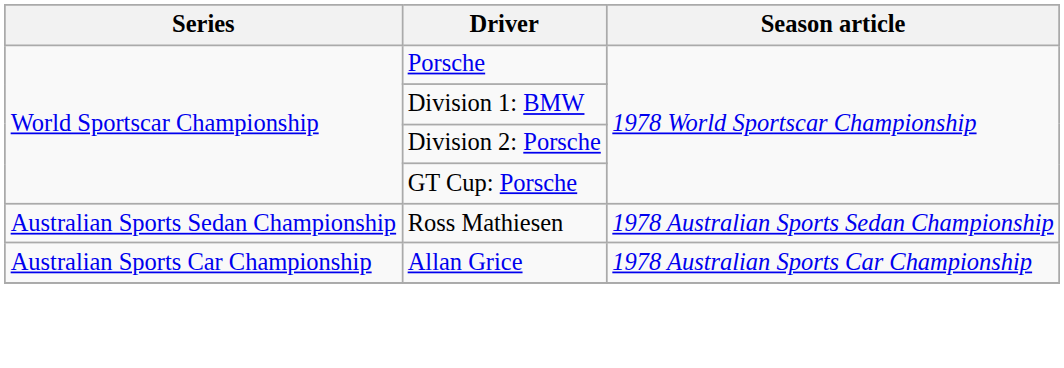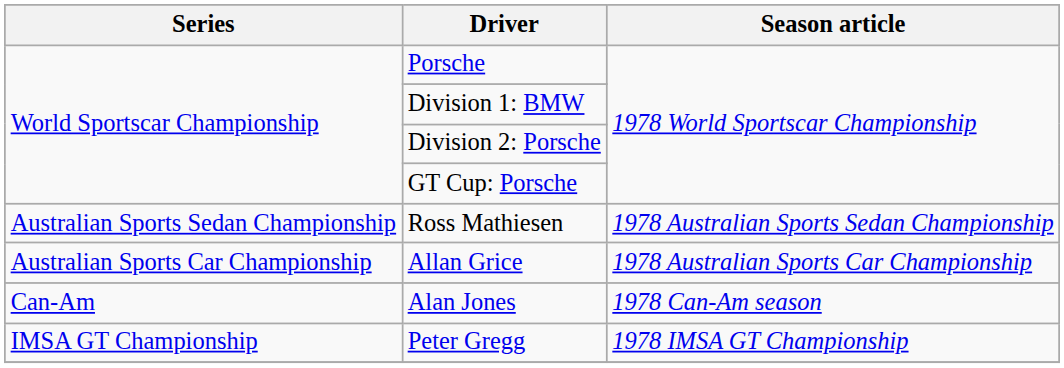+ row: (462, 302)
+ row: (466, 341)
